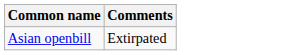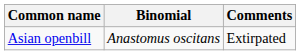+ column: (164, 15)
